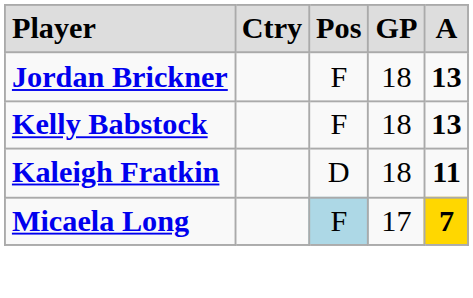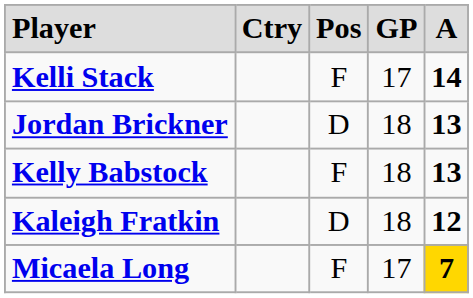+ row: (83, 76)
(339, 76) F -> (339, 124) D
(446, 172) 11 -> (446, 220) 12
(339, 220) lightblue background -> (339, 268) no background
